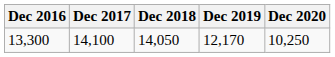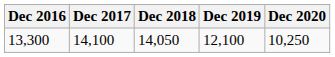(224, 40) 12,170 -> (224, 40) 12,100
